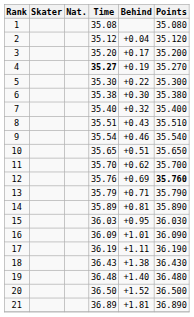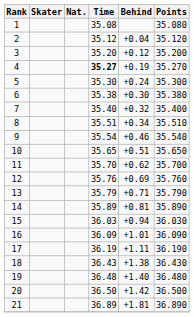(136, 53) +0.17 -> (136, 53) +0.12
(136, 81) +0.22 -> (136, 81) +0.24
(136, 123) +0.43 -> (136, 123) +0.34
(171, 179) bold -> (171, 179) normal
(136, 221) +0.95 -> (136, 221) +0.94
(136, 291) +1.52 -> (136, 291) +1.42
